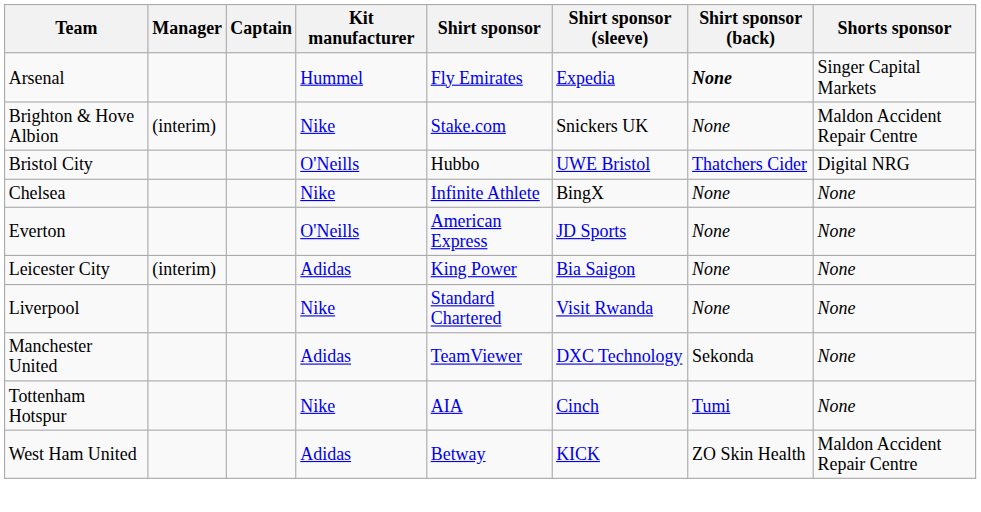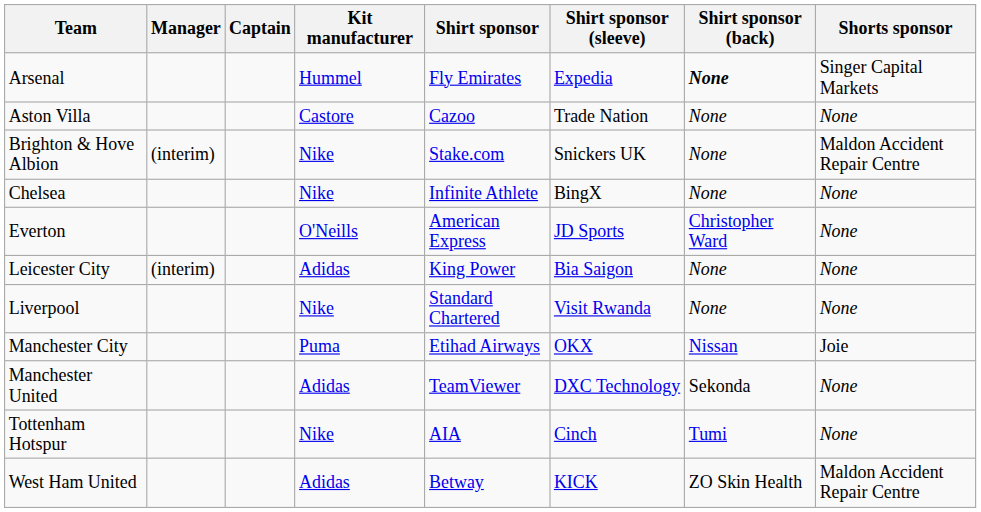+ row: (50, 115)
- row: (51, 164)
(711, 231) None -> (731, 231) Christopher Ward
+ row: (68, 346)
